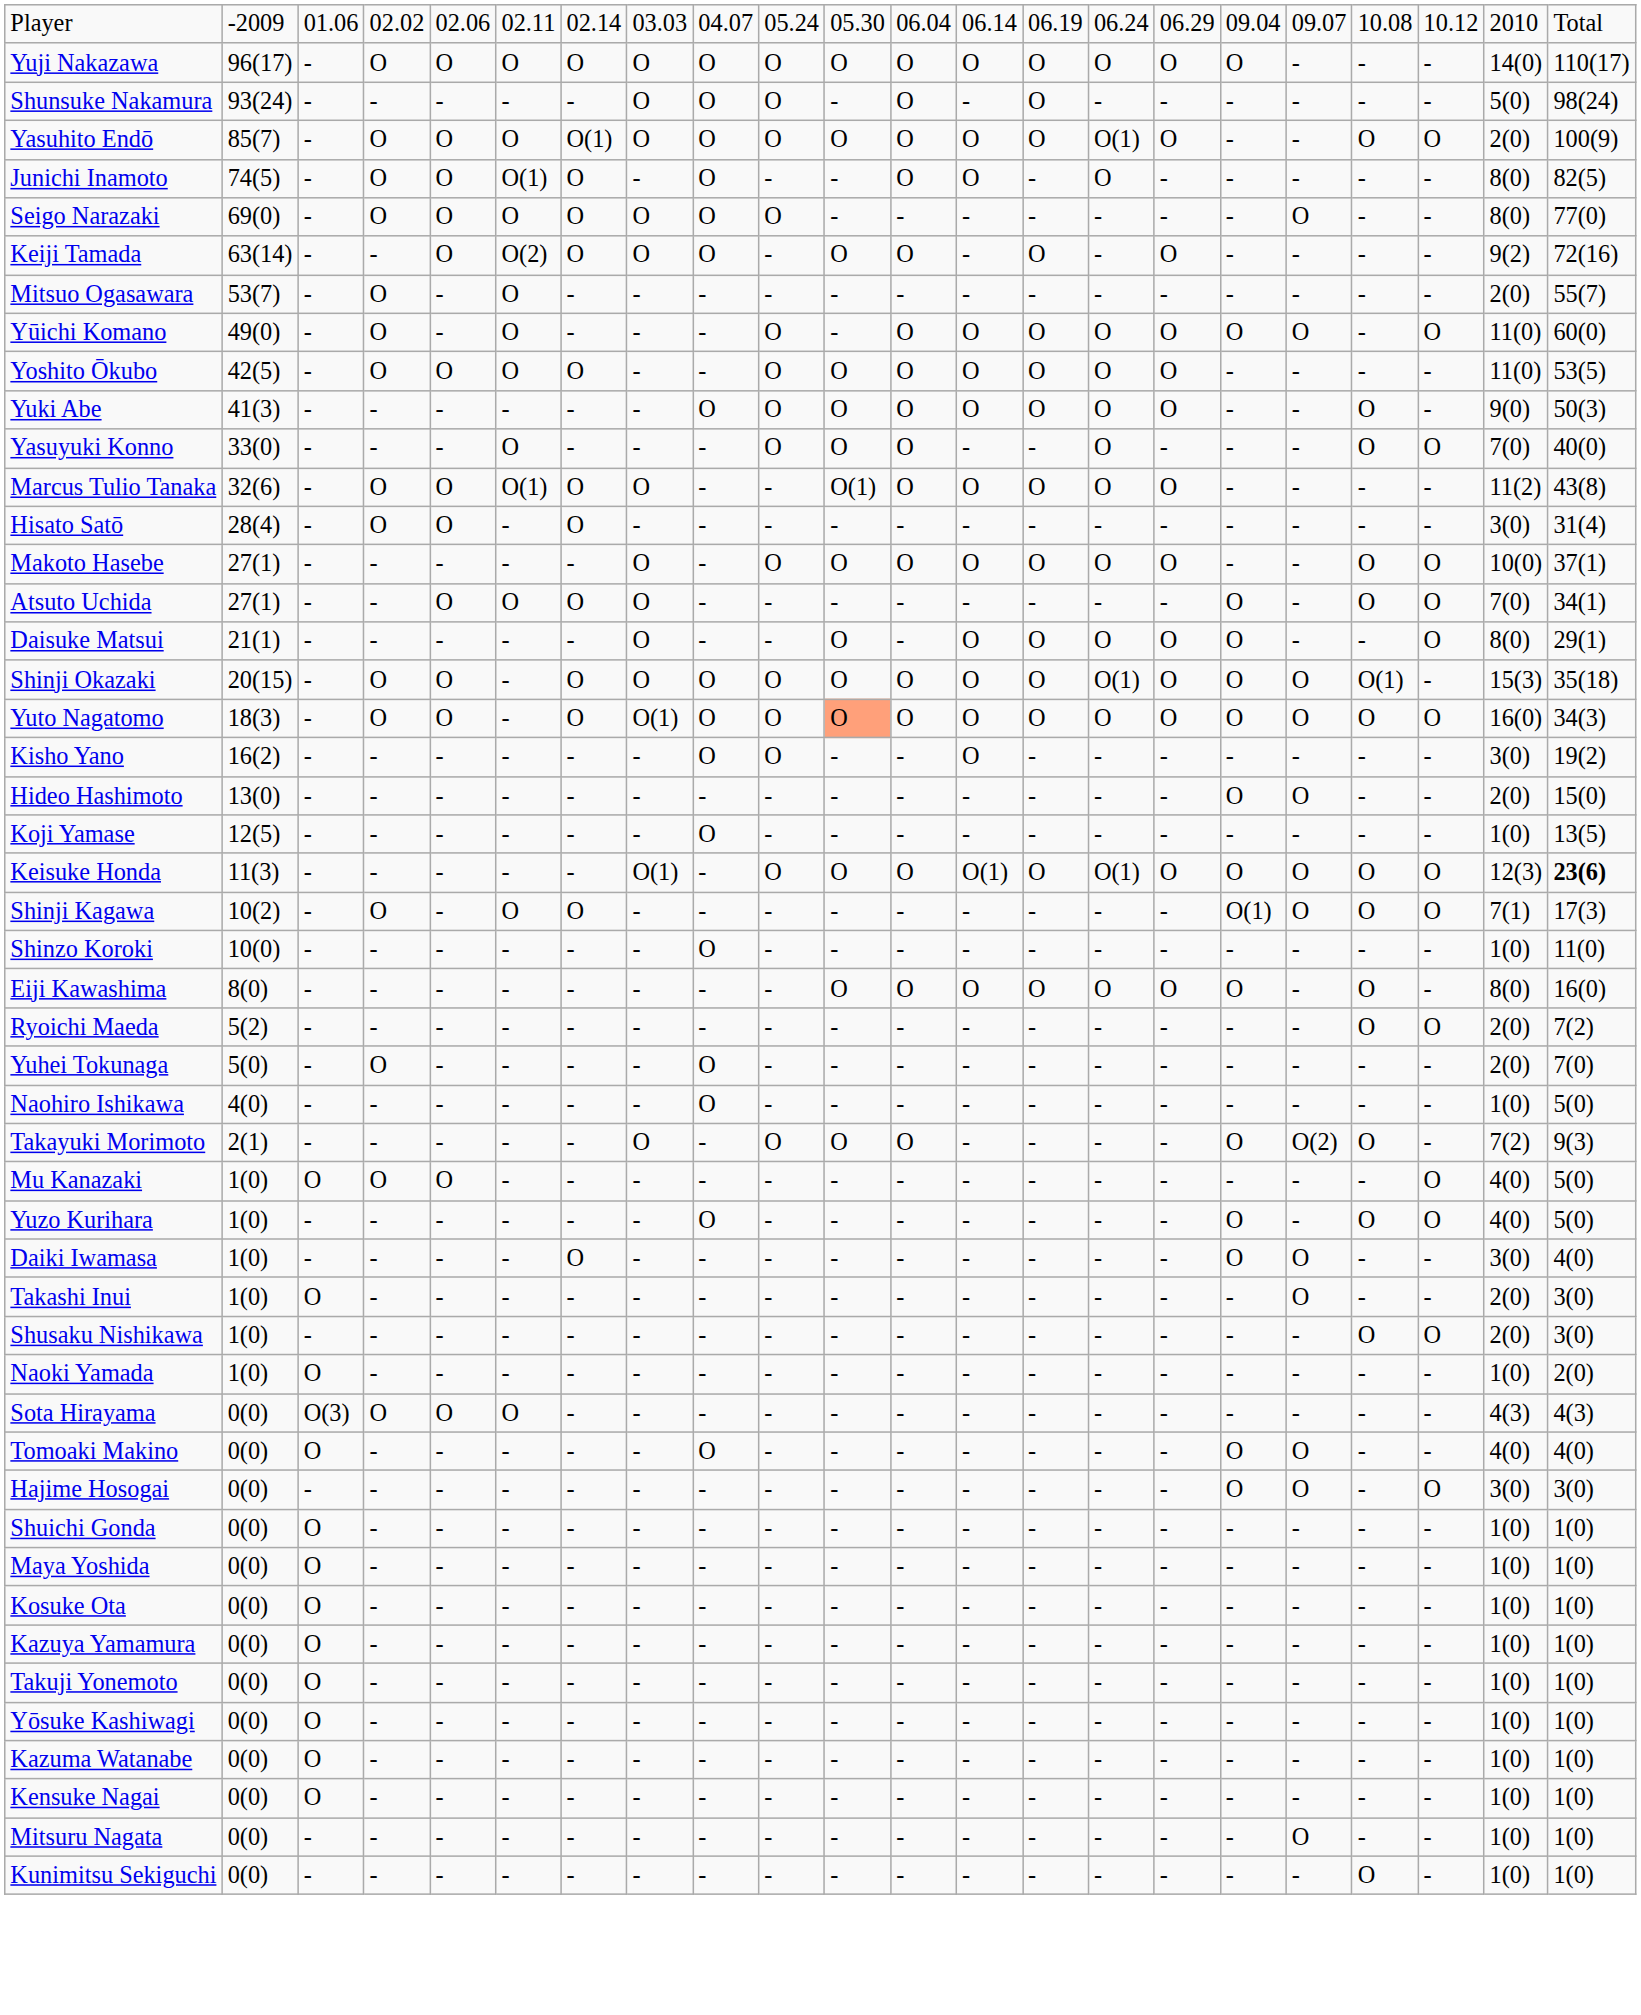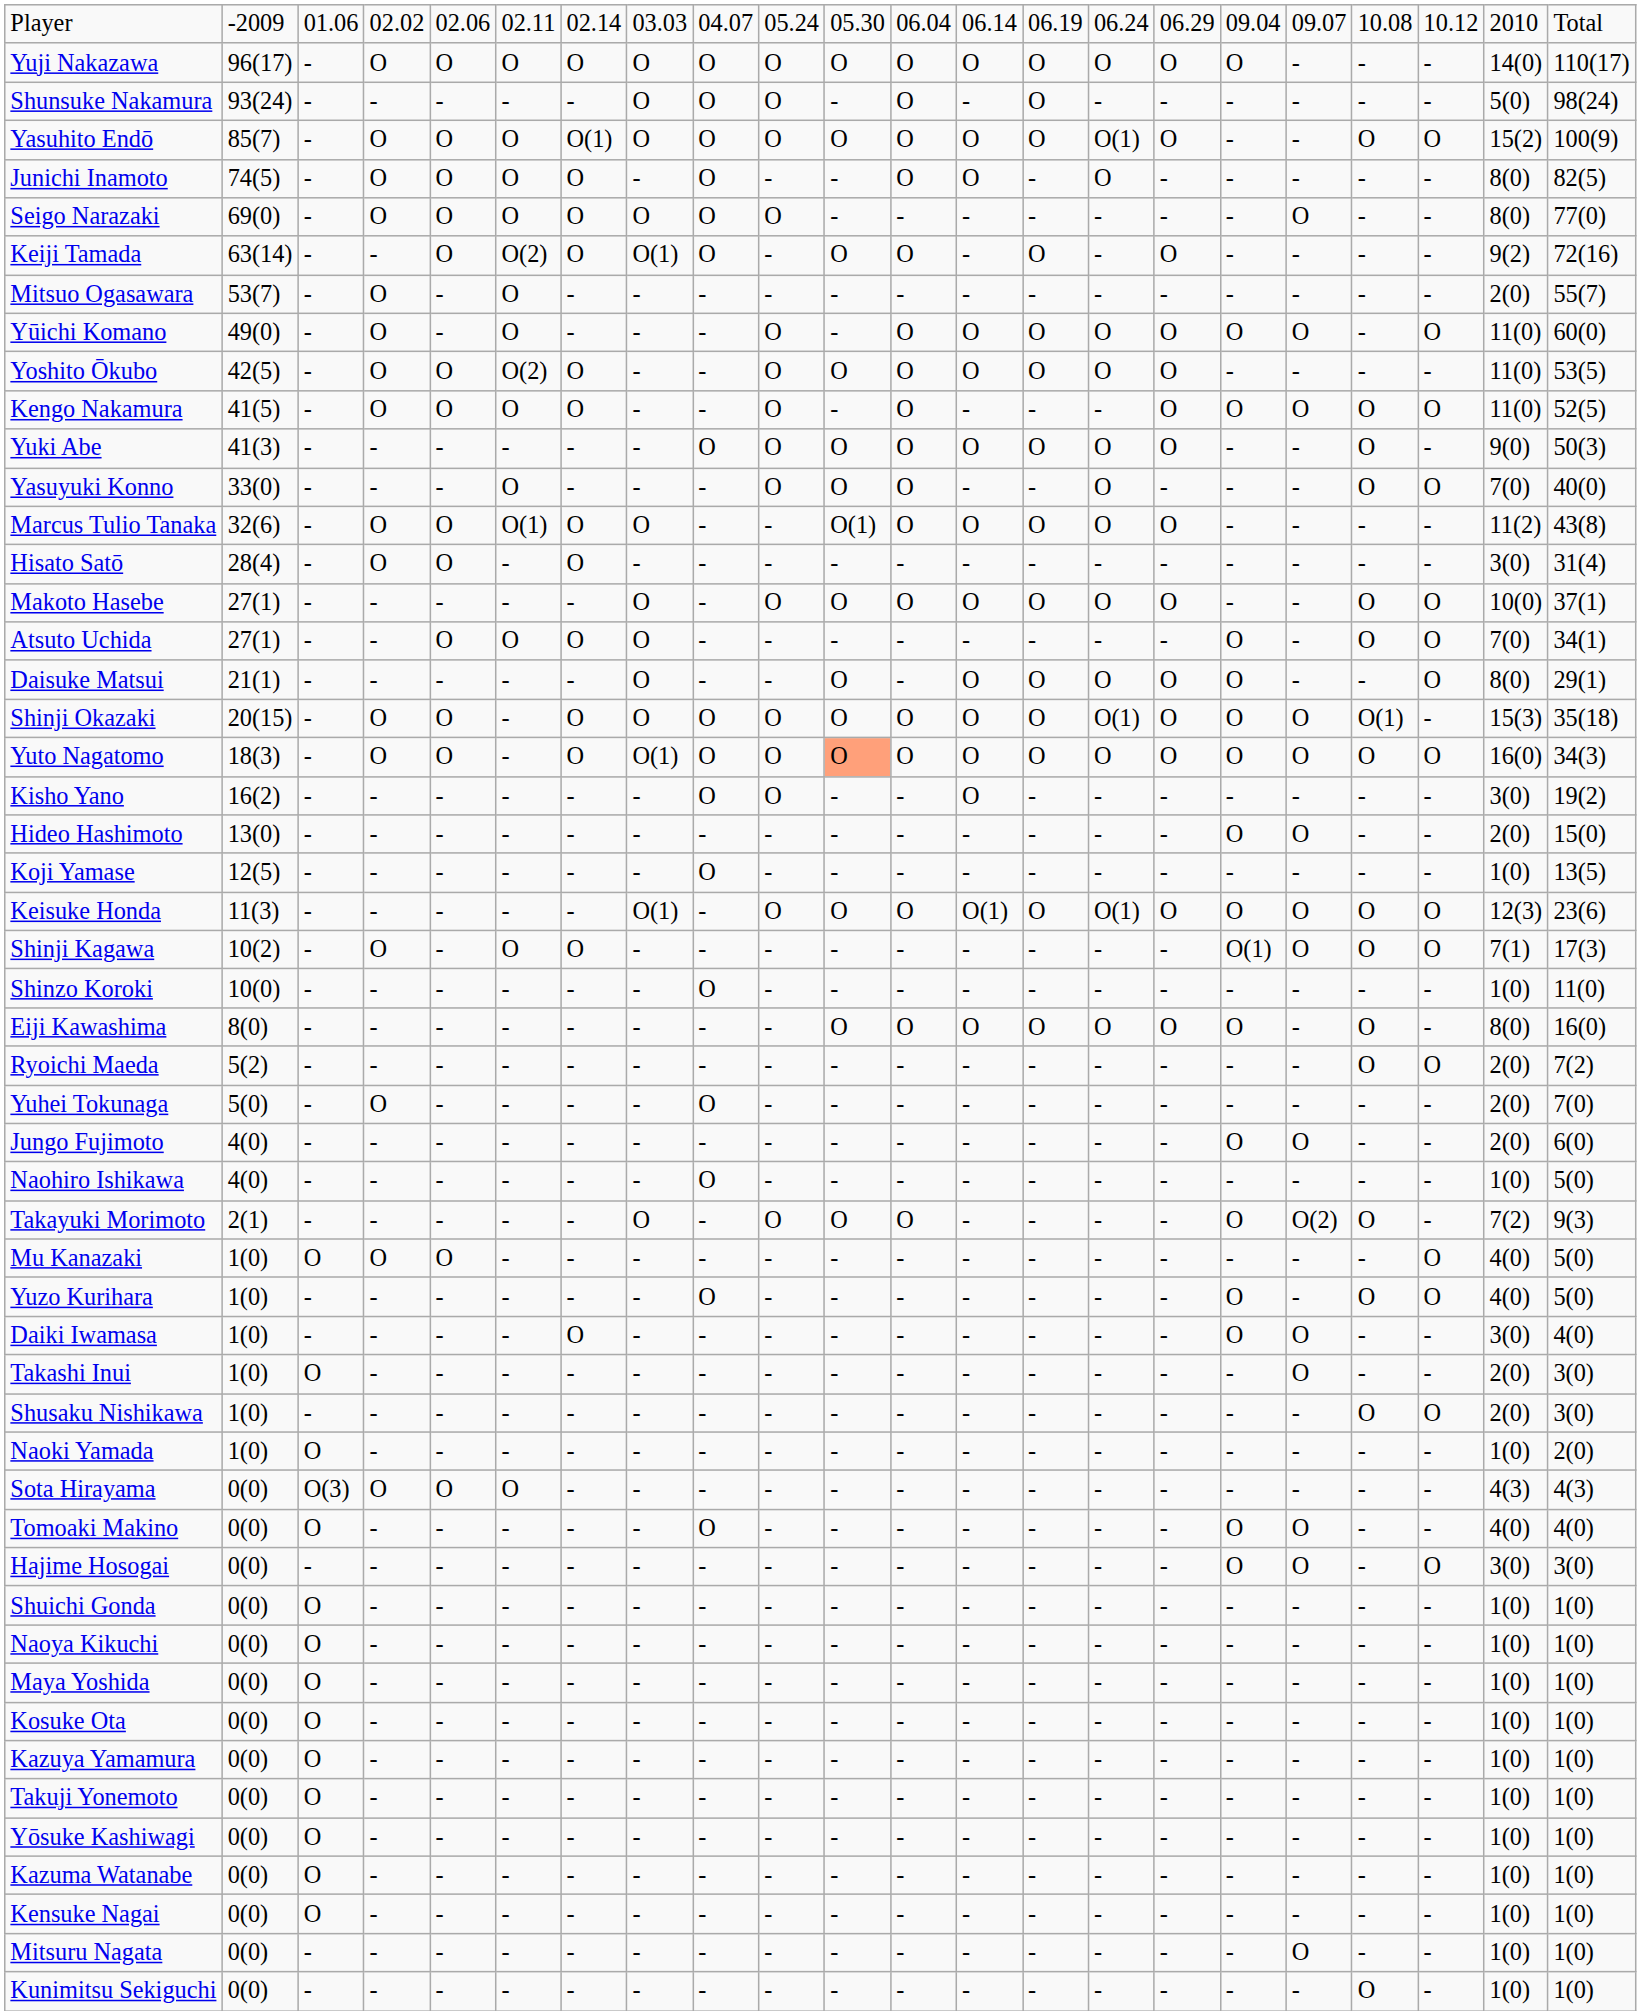(1510, 139) 2(0) -> (1516, 139) 15(2)
(524, 178) O(1) -> (510, 178) O
(641, 255) O -> (655, 255) O(1)
(510, 370) O -> (524, 370) O(2)
+ row: (96, 409)
(1580, 872) bold -> (1580, 910) normal
+ row: (87, 1142)
+ row: (84, 1643)
